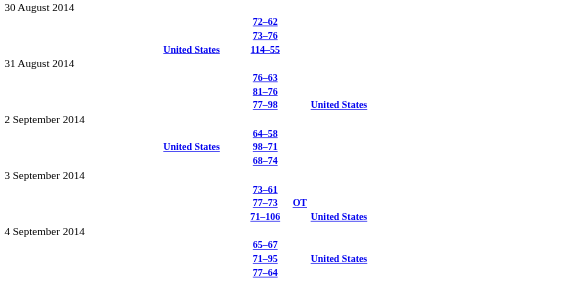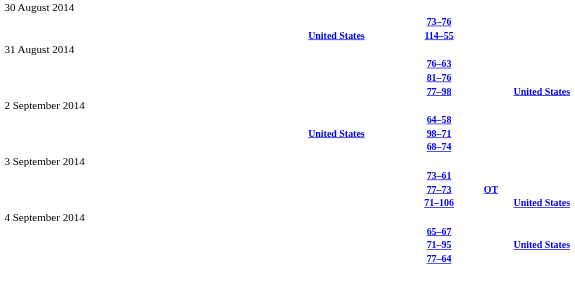- row: (112, 22)
